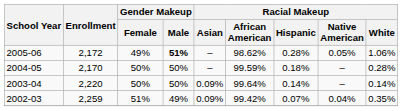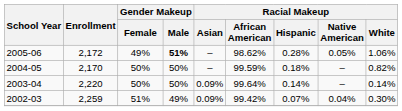(382, 68) 0.28% -> (382, 68) 0.82%
(382, 99) 0.35% -> (382, 99) 0.30%
